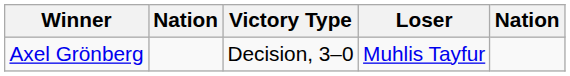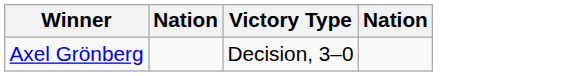- column: (424, 20)
